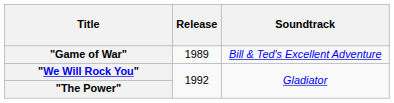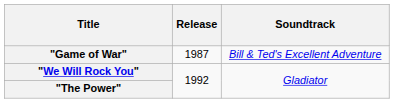(197, 54) 1989 -> (197, 54) 1987
